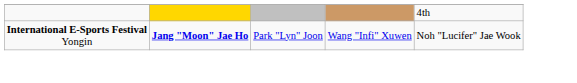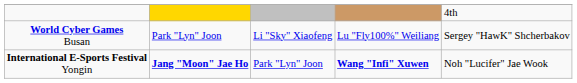+ row: (77, 35)
(370, 35) normal -> (383, 64) bold
